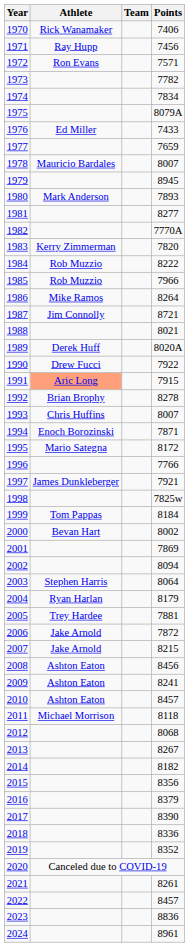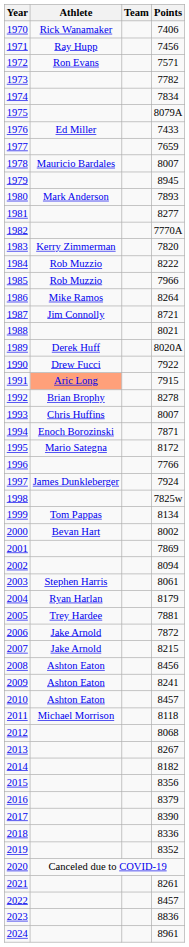(168, 481) 7921 -> (168, 481) 7924
(168, 515) 8184 -> (168, 515) 8134
(168, 582) 8064 -> (168, 582) 8061
